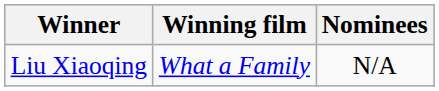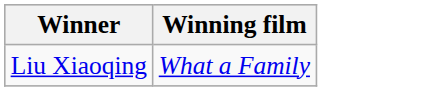- column: (375, 24)
